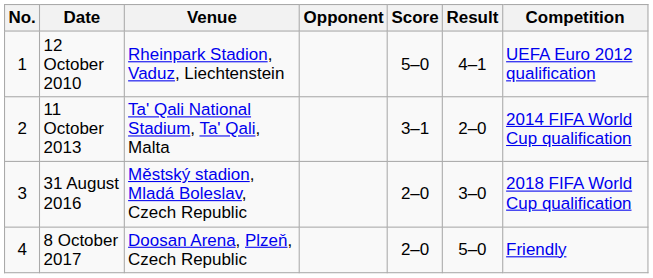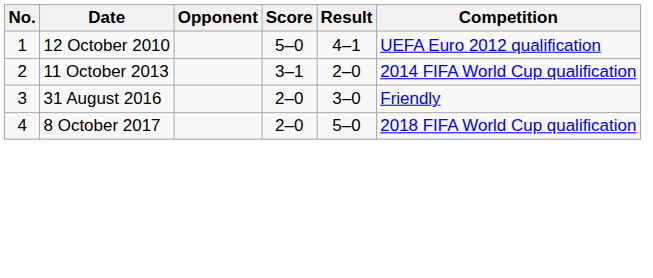- column: (212, 17)
(569, 194) 2018 FIFA World Cup qualification -> (410, 98) Friendly
(536, 249) Friendly -> (508, 125) 2018 FIFA World Cup qualification
